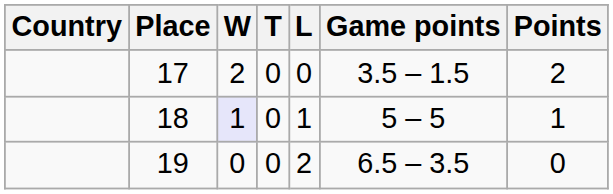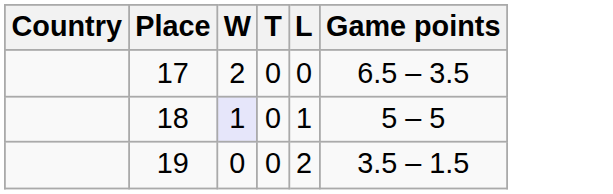- column: (558, 27)
(413, 73) 3.5 – 1.5 -> (413, 73) 6.5 – 3.5
(413, 164) 6.5 – 3.5 -> (413, 164) 3.5 – 1.5
